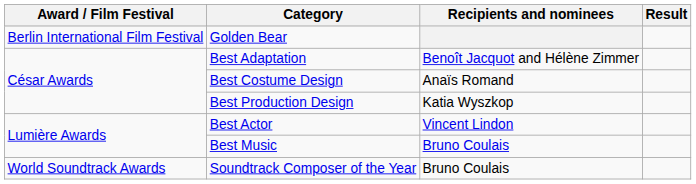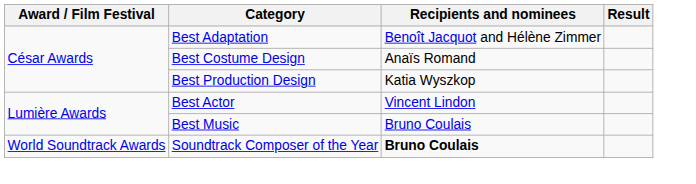- row: (248, 37)
(466, 168) normal -> (432, 146) bold
